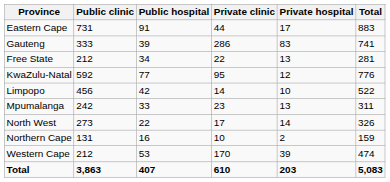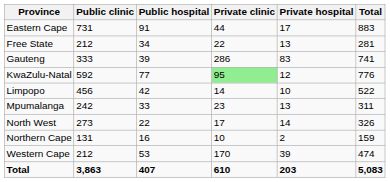rows swapped: (30, 59) <-> (26, 43)
(219, 75) no background -> (219, 75) lightgreen background
